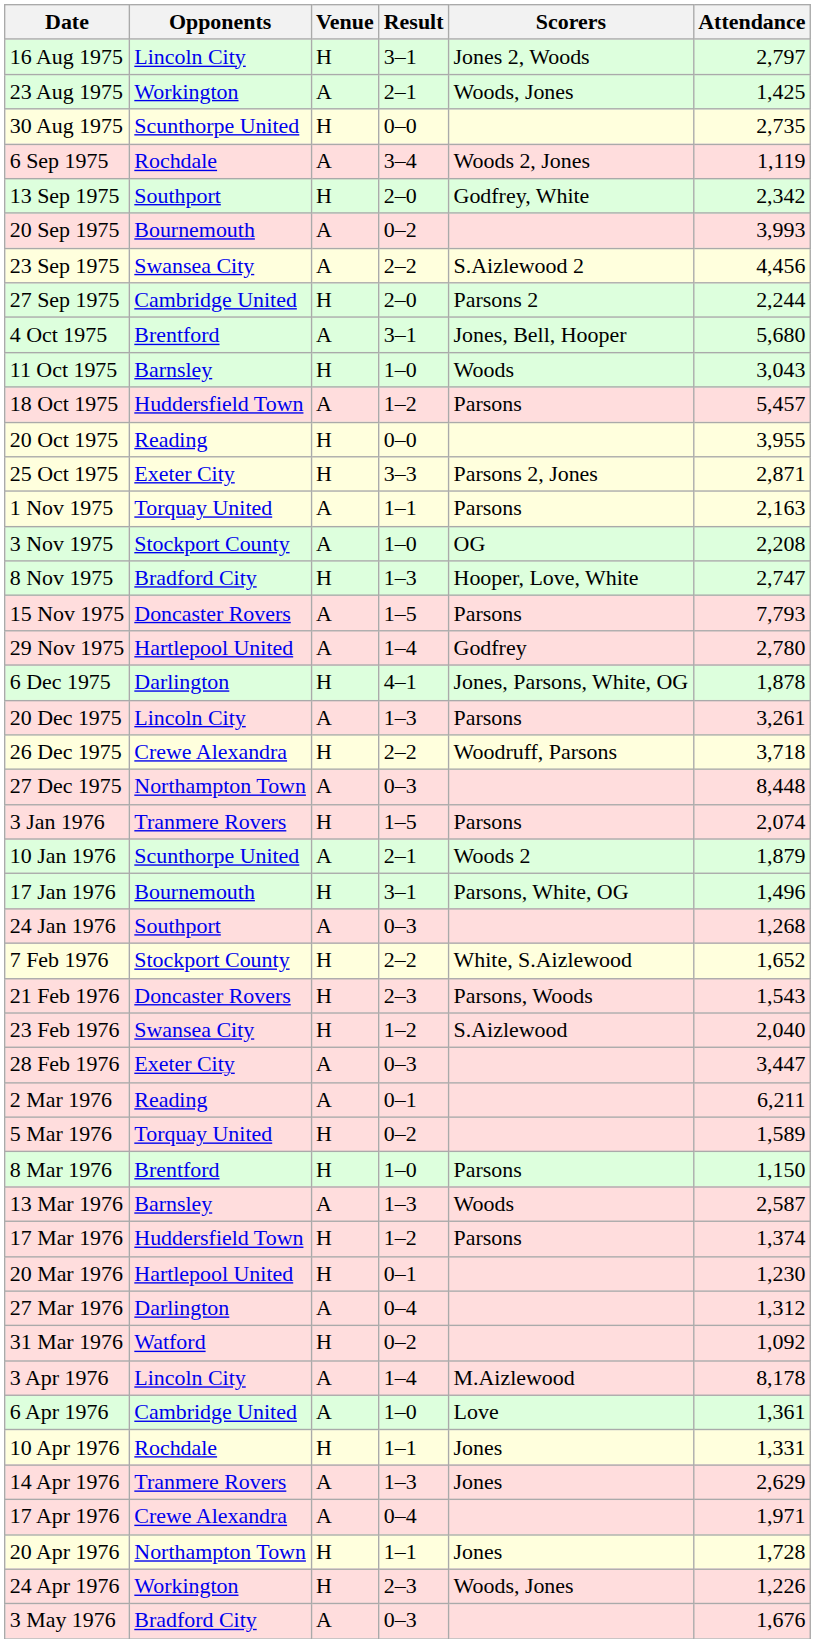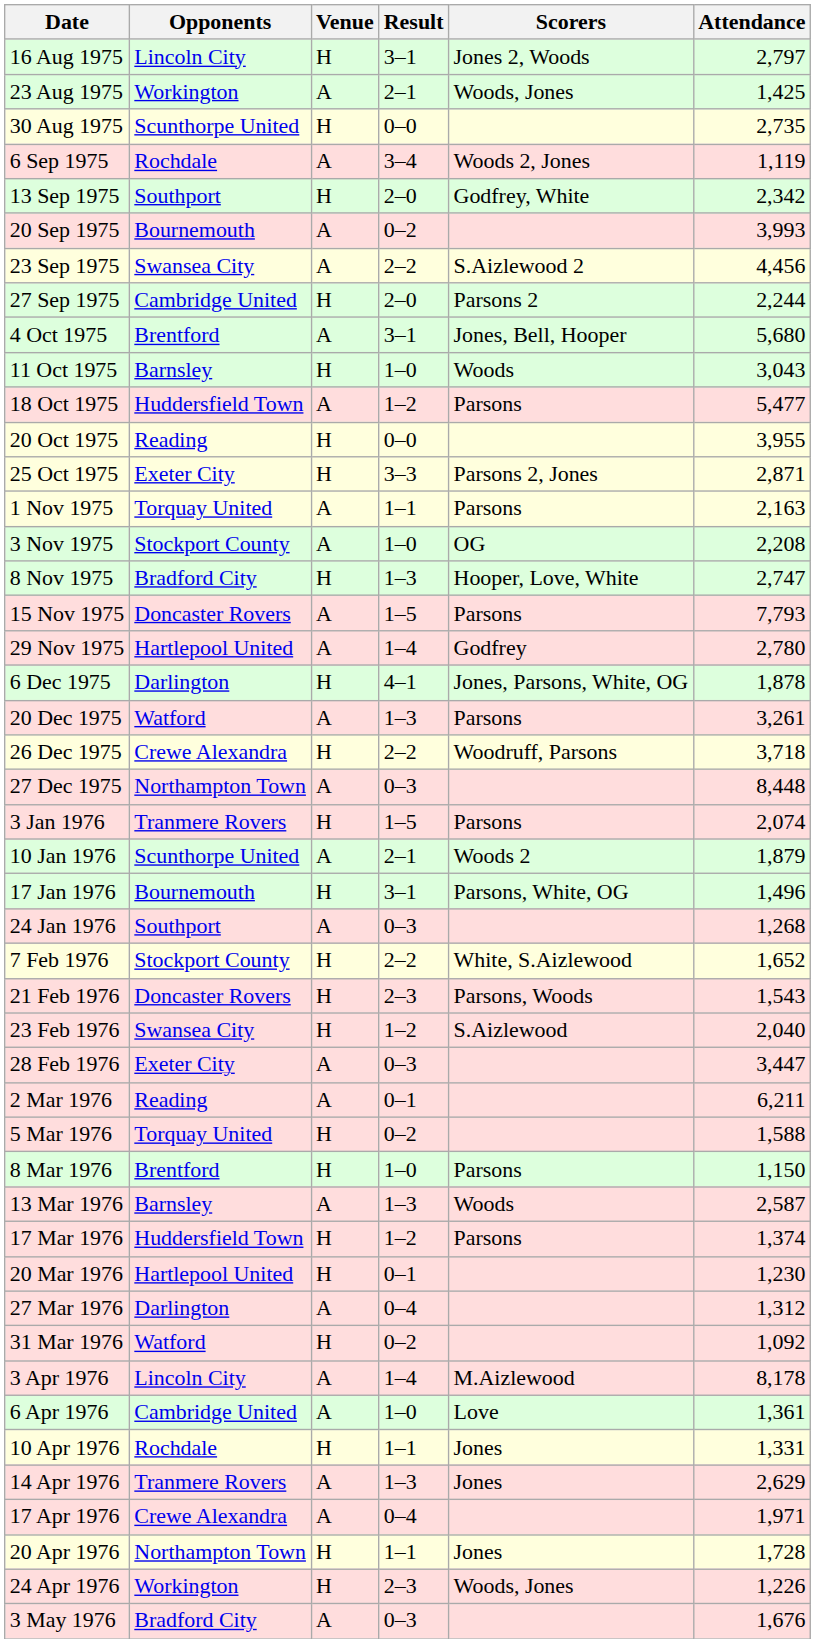(781, 404) 5,457 -> (781, 404) 5,477
(190, 717) Lincoln City -> (170, 717) Watford
(781, 1134) 1,589 -> (781, 1134) 1,588
